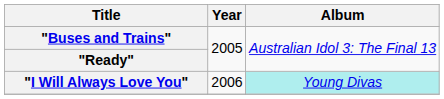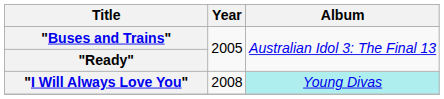(227, 82) 2006 -> (227, 82) 2008
